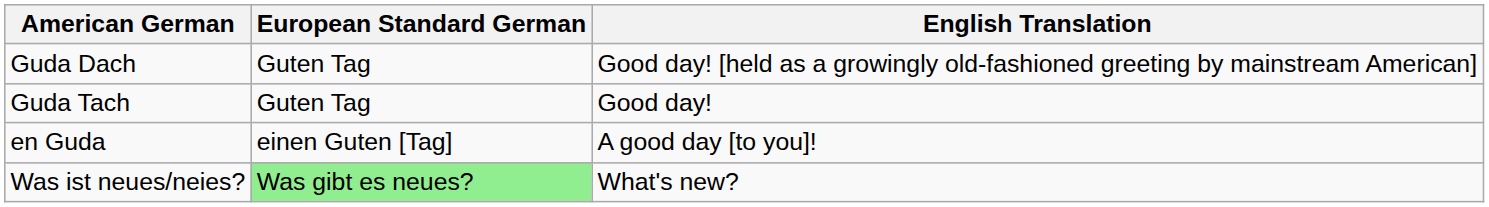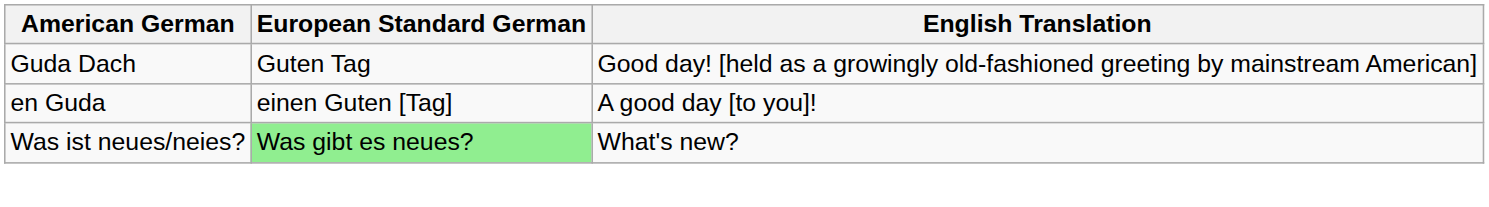- row: (70, 102)
